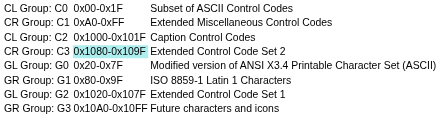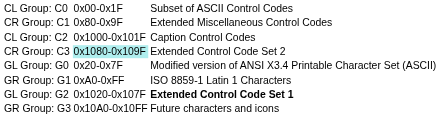(99, 23) 0xA0-0xFF -> (98, 23) 0x80-0x9F
(98, 80) 0x80-0x9F -> (99, 80) 0xA0-0xFF
(218, 94) normal -> (222, 94) bold
